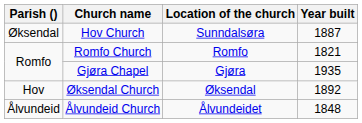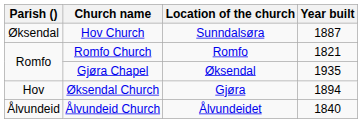(230, 71) Gjøra -> (230, 71) Øksendal
(230, 90) Øksendal -> (230, 90) Gjøra
(328, 90) 1892 -> (328, 90) 1894
(328, 109) 1848 -> (328, 109) 1840
